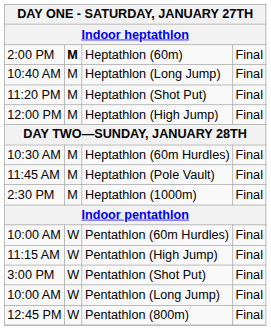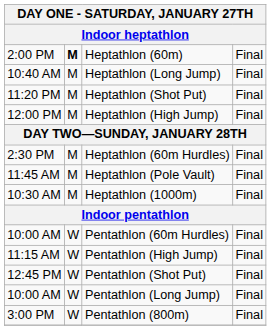(34, 154) 10:30 AM -> (31, 154) 2:30 PM
(31, 194) 2:30 PM -> (34, 194) 10:30 AM
(31, 275) 3:00 PM -> (34, 275) 12:45 PM
(34, 315) 12:45 PM -> (31, 315) 3:00 PM
